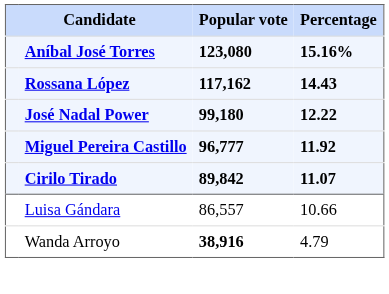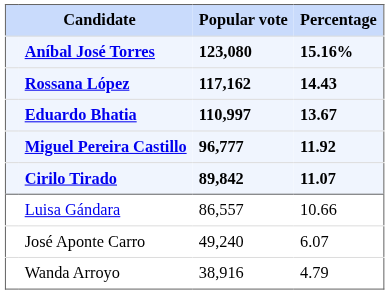+ row: (81, 115)
- row: (87, 115)
+ row: (85, 241)
(221, 241) bold -> (221, 273) normal
